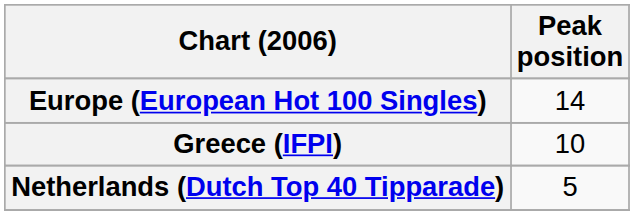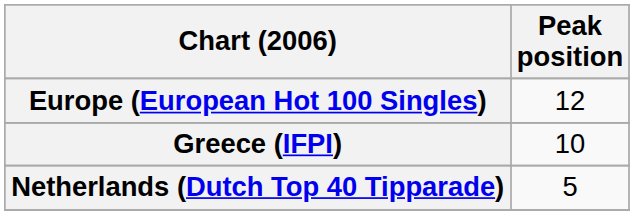(570, 100) 14 -> (570, 100) 12
